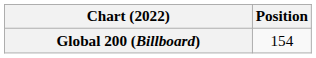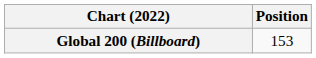(282, 40) 154 -> (282, 40) 153
